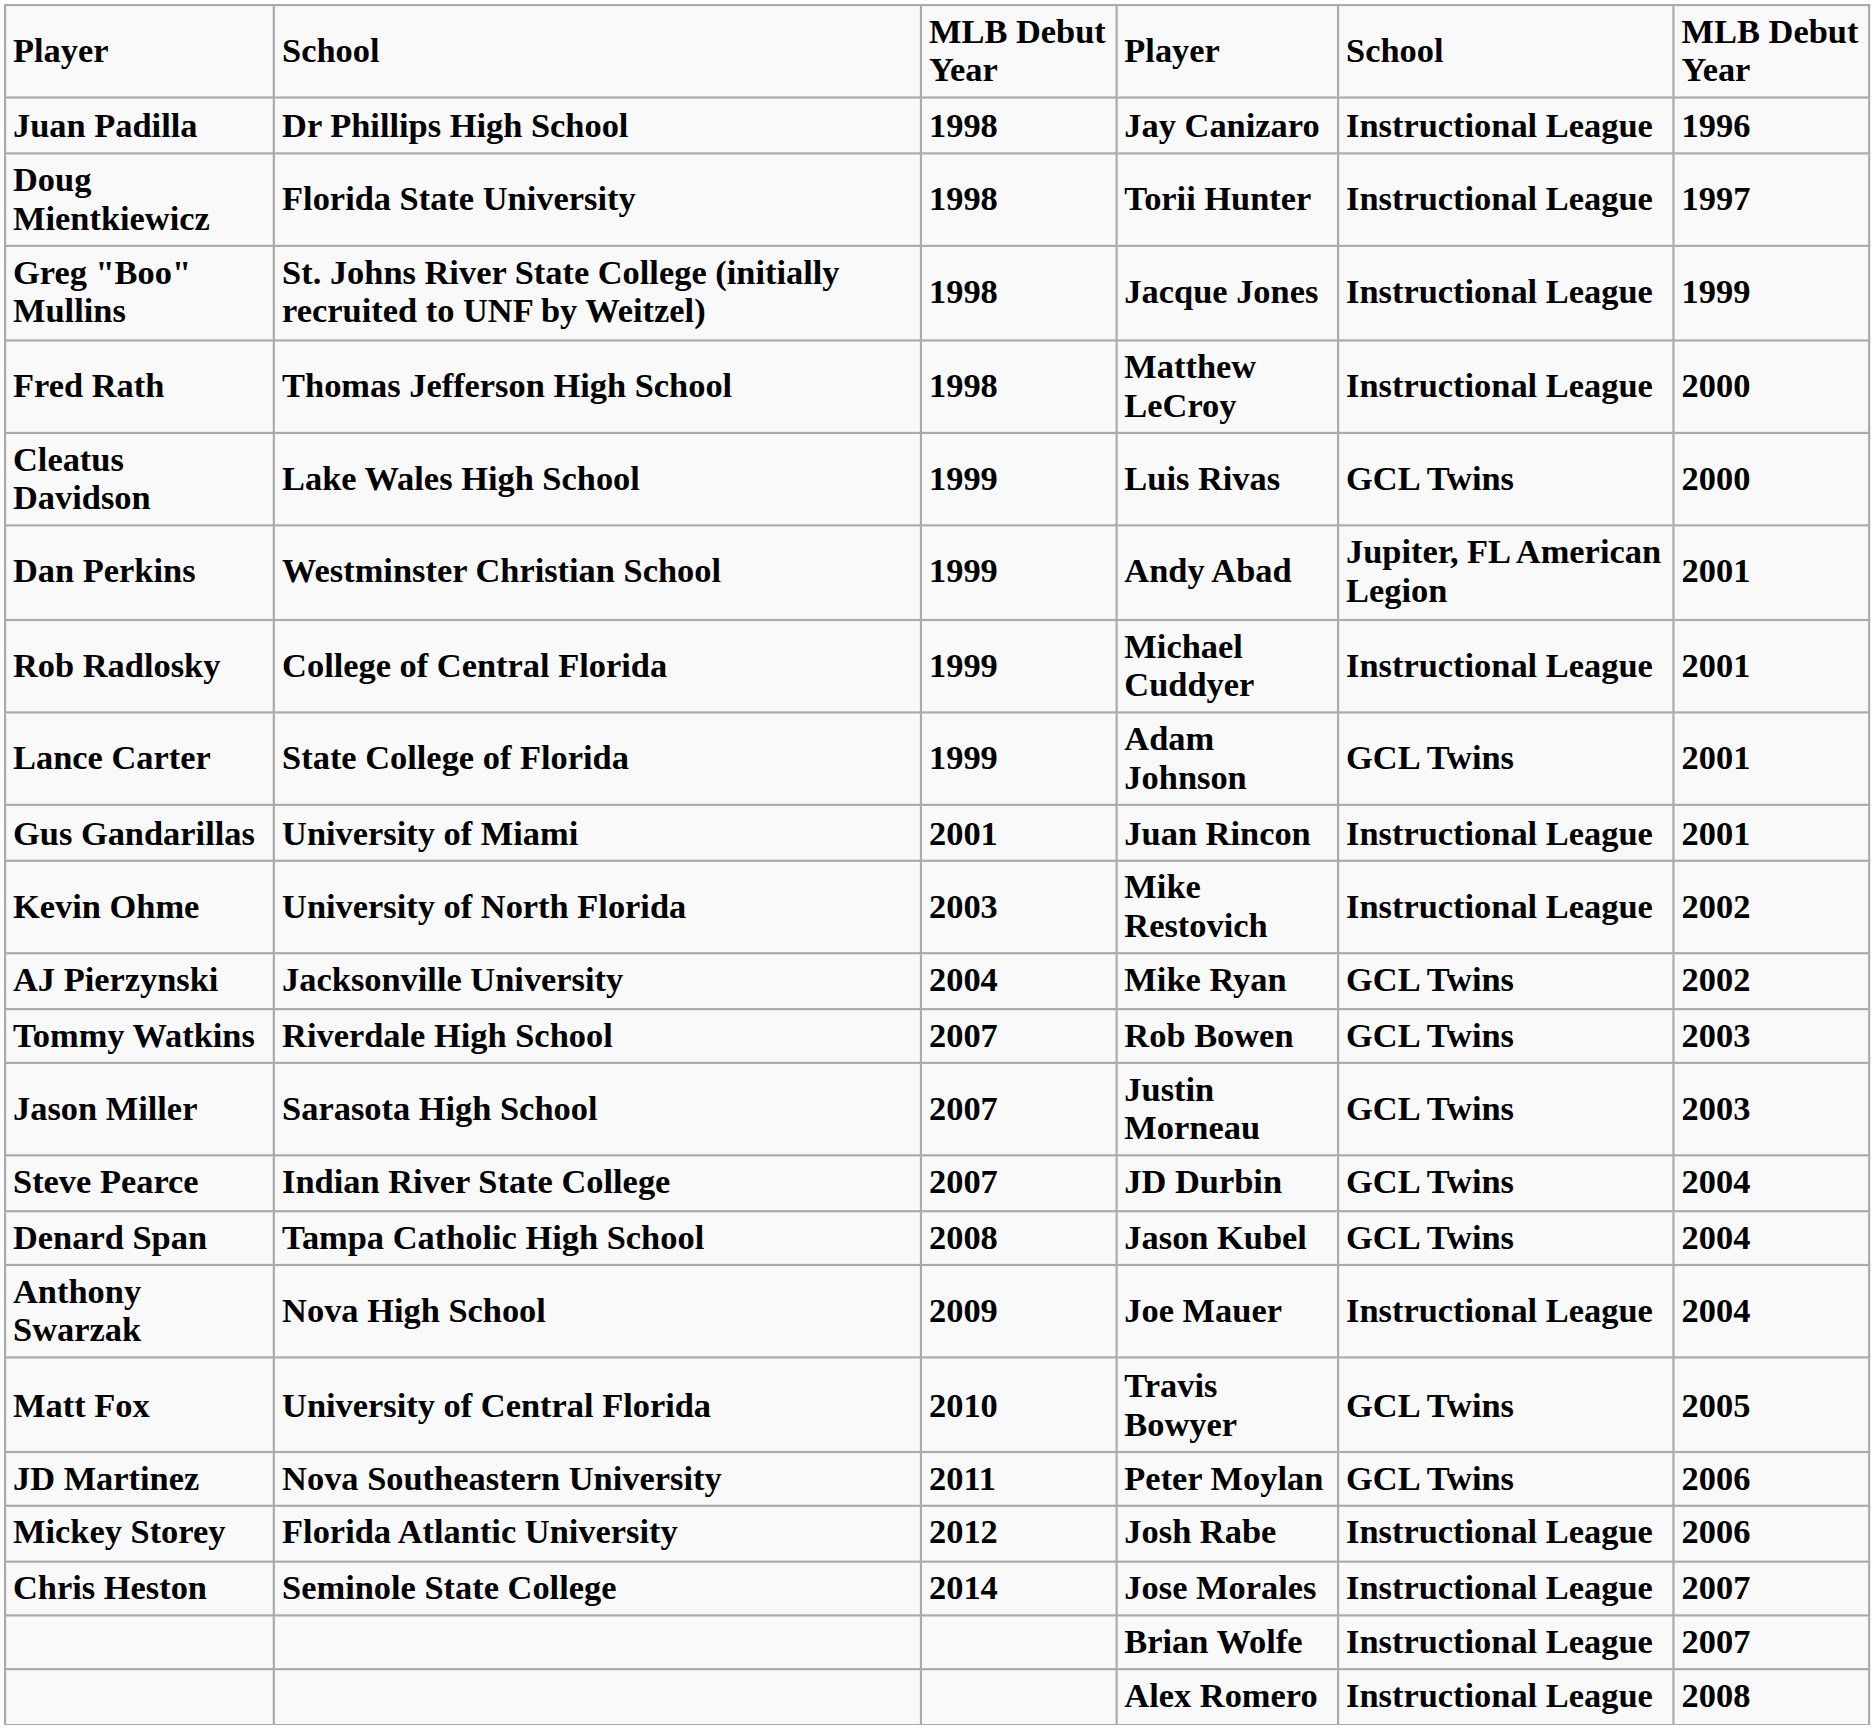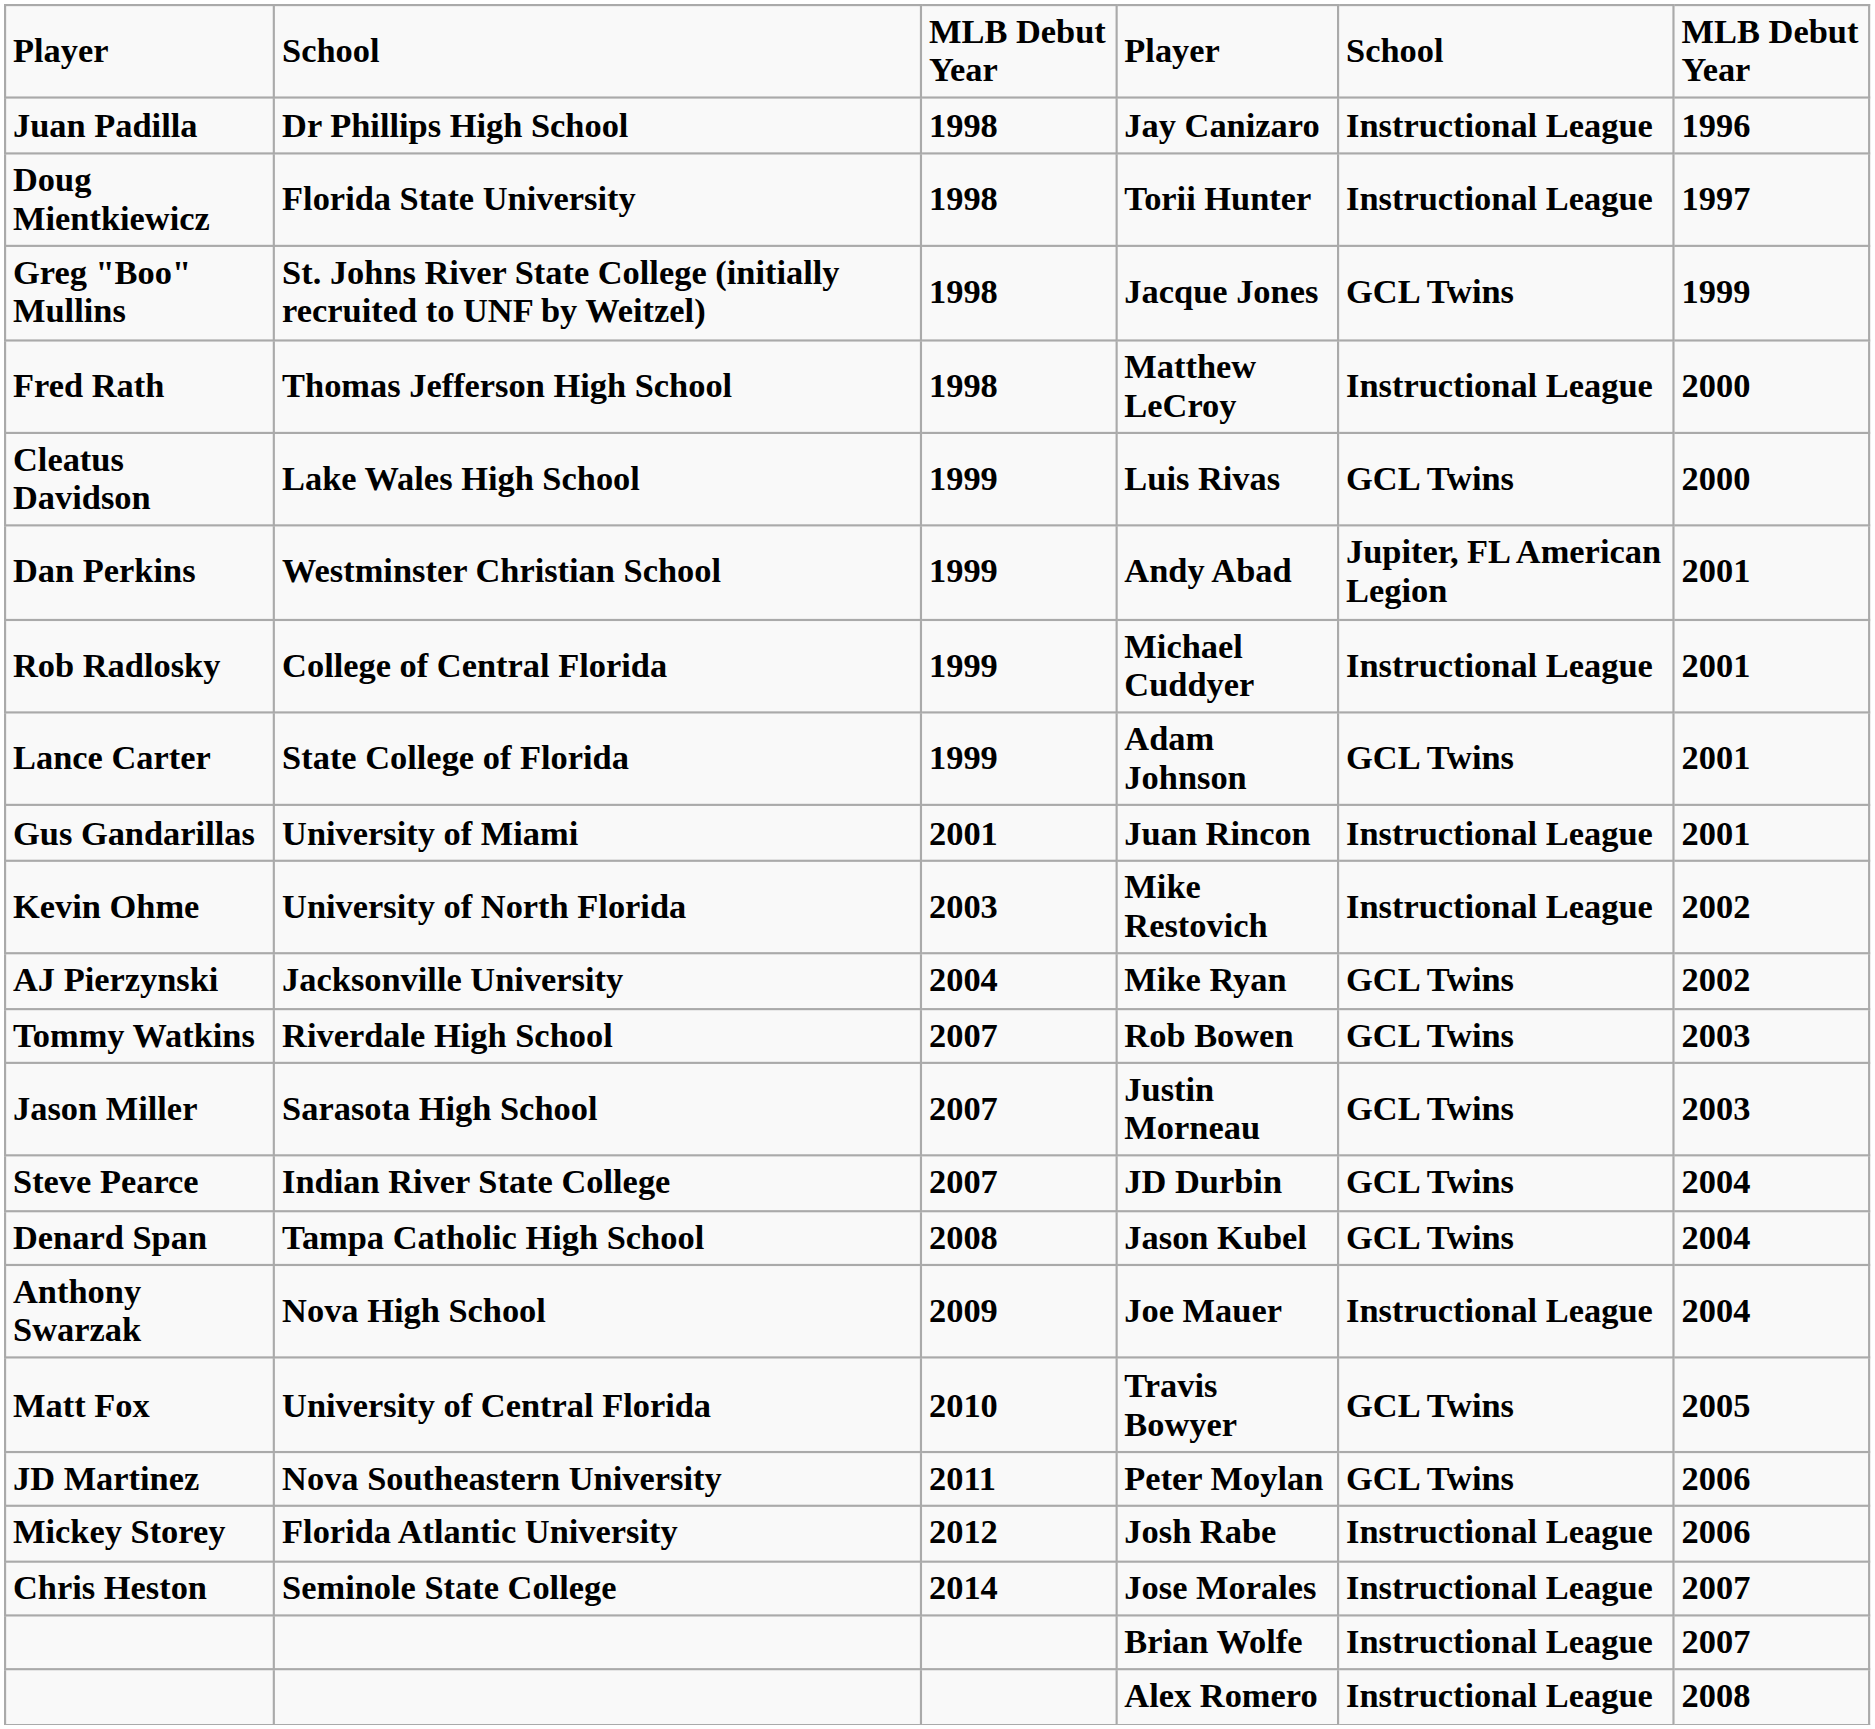(1499, 292) Instructional League -> (1430, 292) GCL Twins
